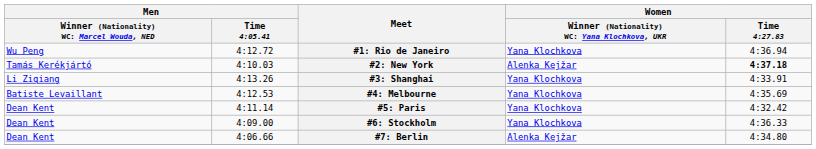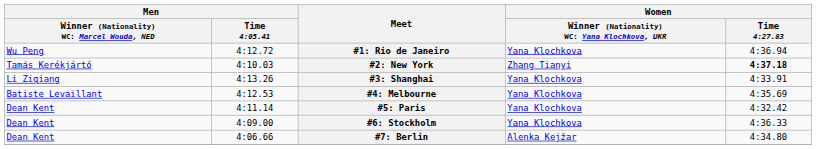(542, 65) Alenka Kejžar -> (539, 65) Zhang Tianyi
